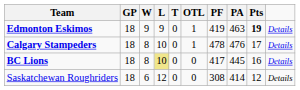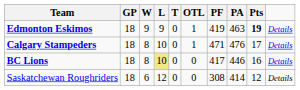(217, 45) 478 -> (217, 45) 471
(237, 61) 445 -> (237, 61) 446
